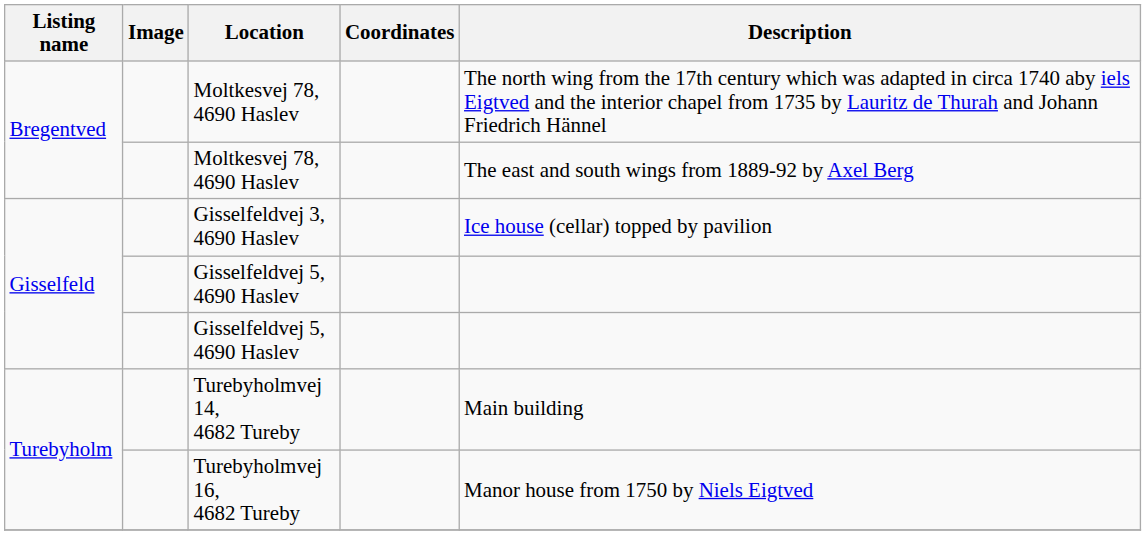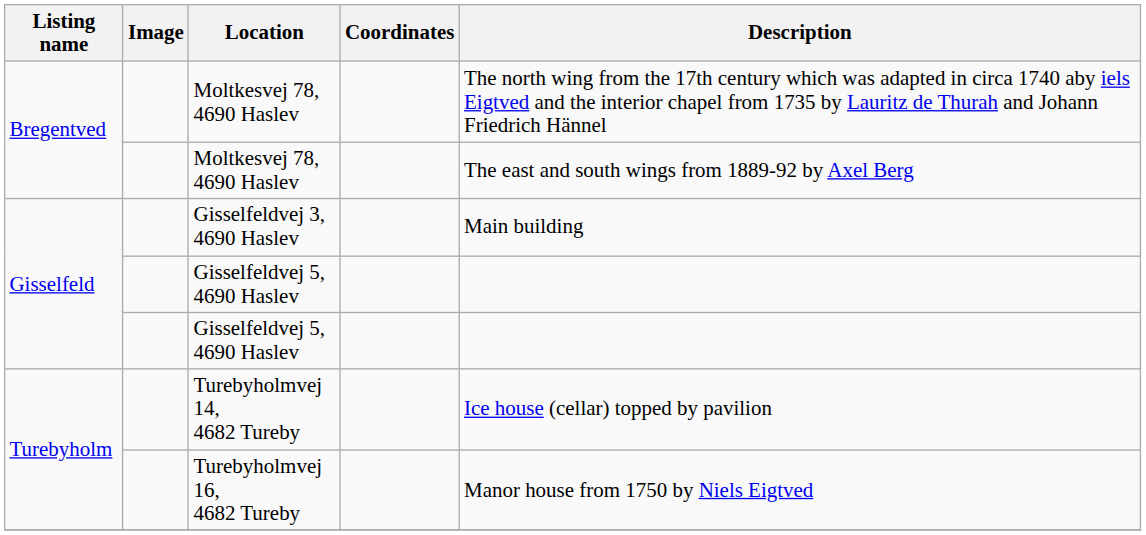(618, 226) Ice house (cellar) topped by pavilion -> (524, 226) Main building
(524, 409) Main building -> (618, 409) Ice house (cellar) topped by pavilion
